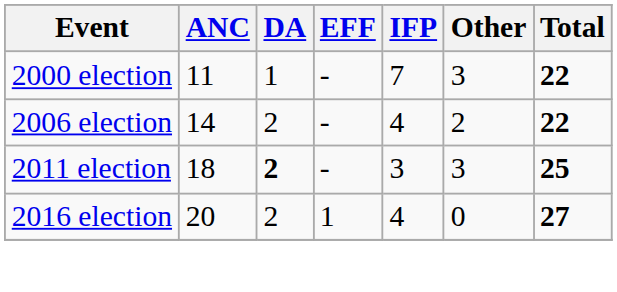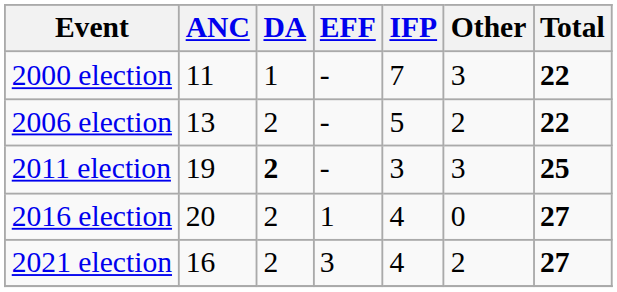(200, 121) 14 -> (200, 121) 13
(397, 121) 4 -> (397, 121) 5
(200, 168) 18 -> (200, 168) 19
+ row: (92, 262)
